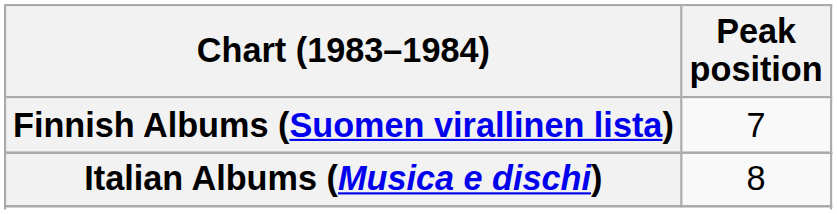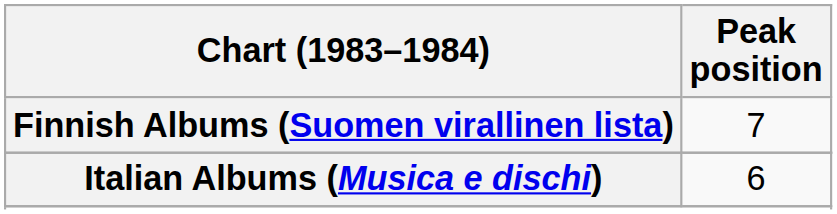(756, 178) 8 -> (756, 178) 6
